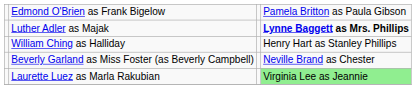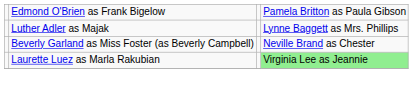(336, 28) bold -> (331, 28) normal
- row: (68, 44)
